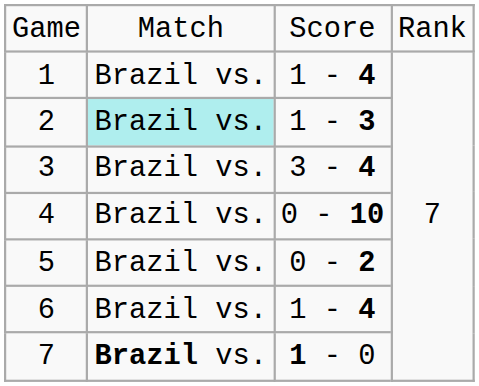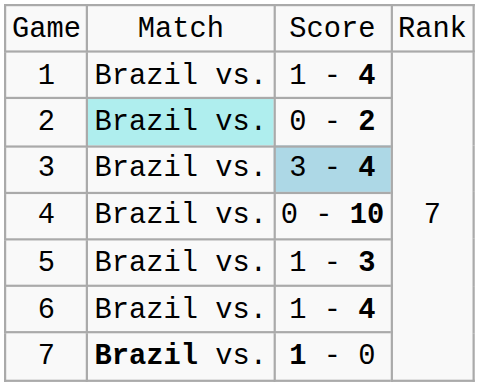(332, 122) 1 - 3 -> (332, 122) 0 - 2
(332, 169) no background -> (332, 169) lightblue background
(332, 263) 0 - 2 -> (332, 263) 1 - 3
